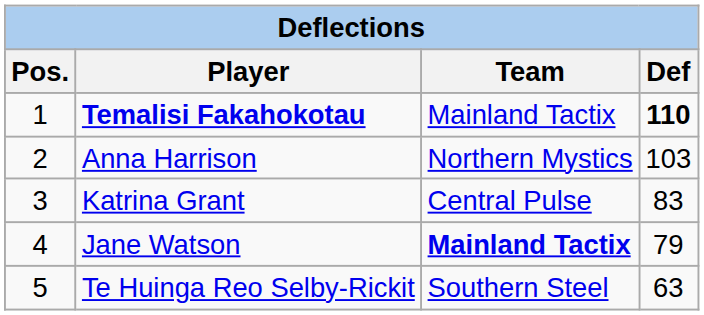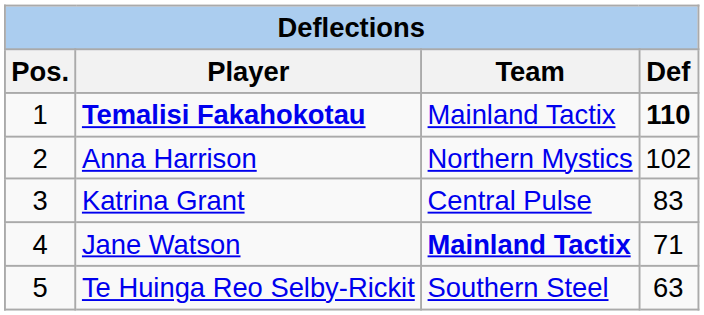(668, 158) 103 -> (668, 158) 102
(668, 244) 79 -> (668, 244) 71
